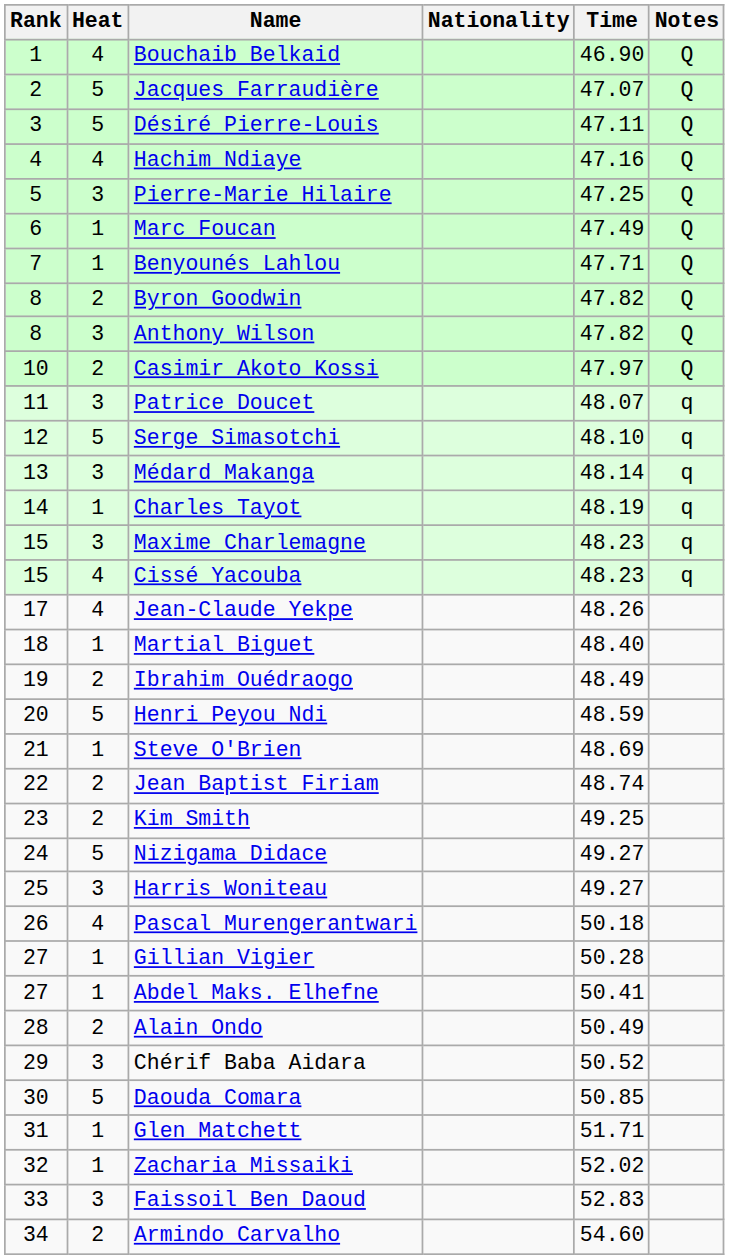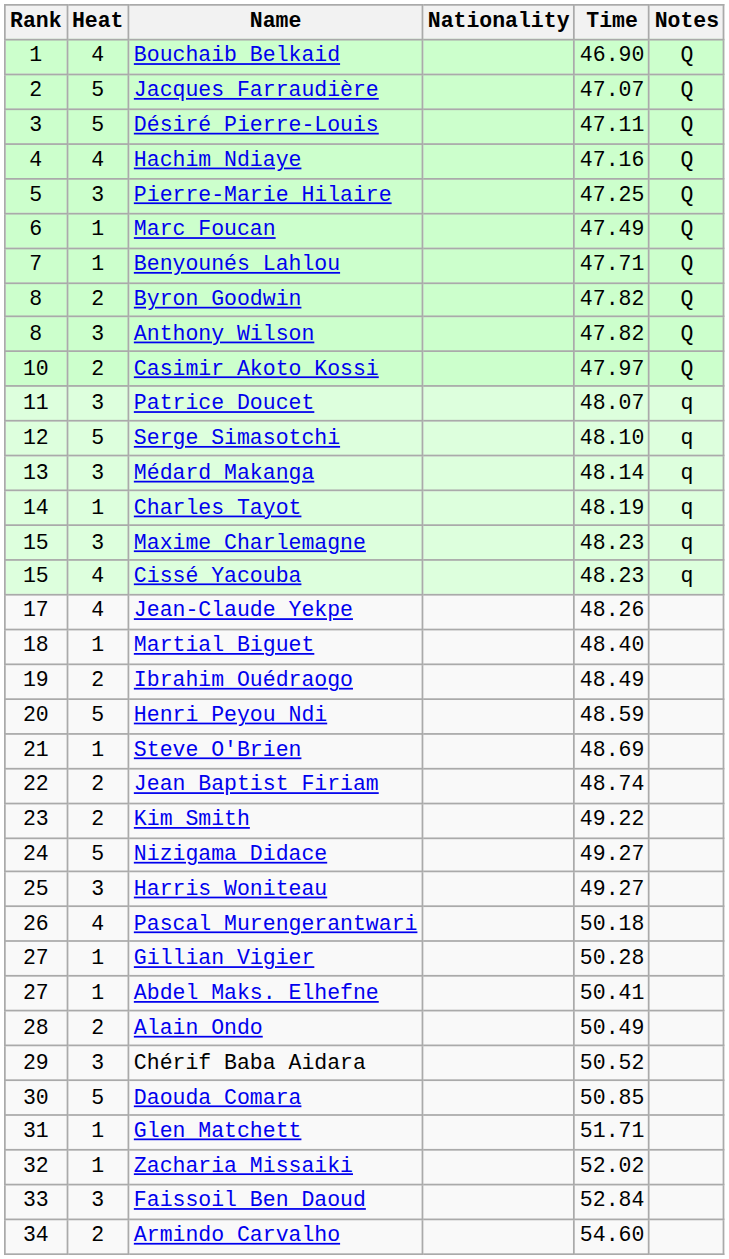(612, 820) 49.25 -> (612, 820) 49.22
(612, 1202) 52.83 -> (612, 1202) 52.84
